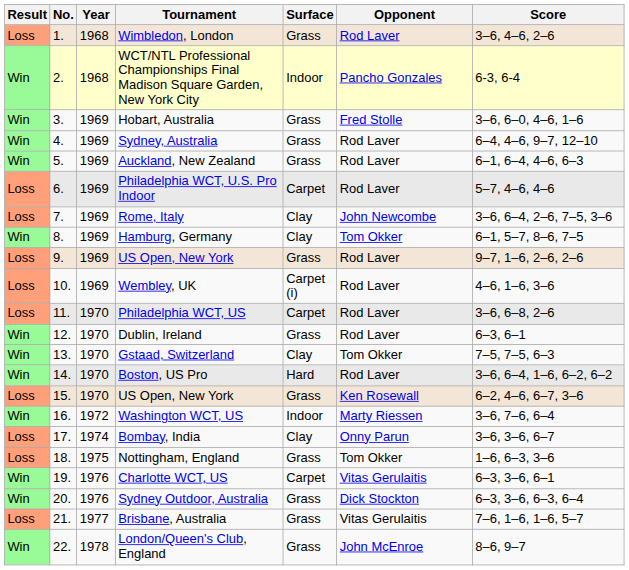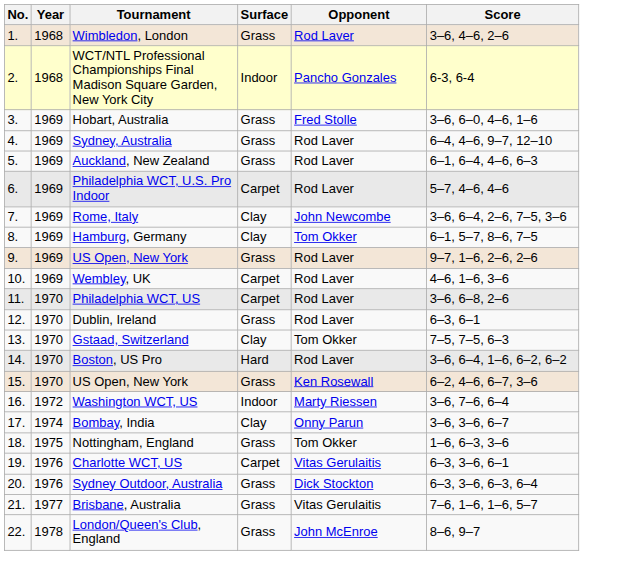- column: (27, 14)
(306, 285) Carpet (i) -> (260, 278) Carpet
